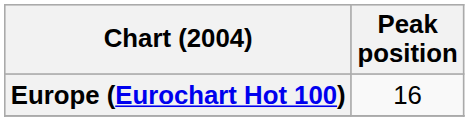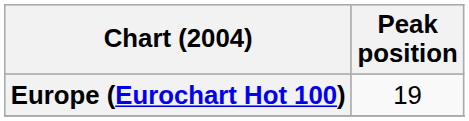(408, 94) 16 -> (408, 94) 19
